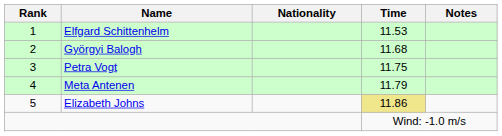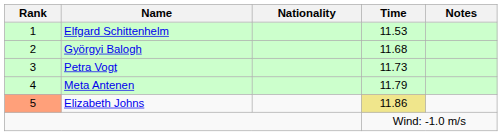(393, 67) 11.75 -> (393, 67) 11.73
(33, 103) no background -> (33, 103) lightsalmon background
